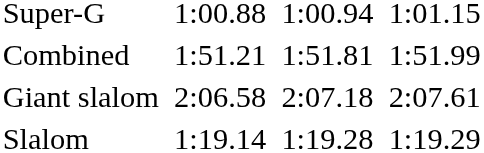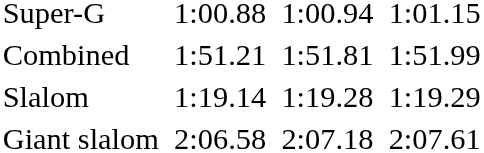rows swapped: (81, 96) <-> (46, 138)
